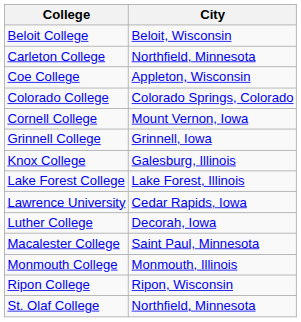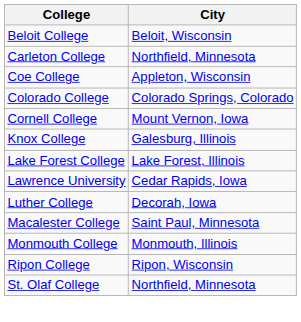- row: (54, 139)
